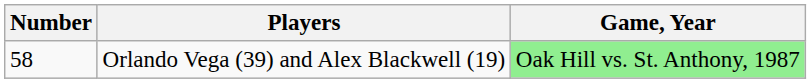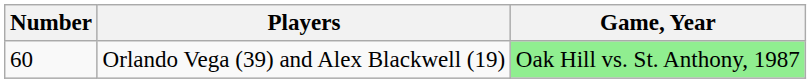(22, 59) 58 -> (22, 59) 60
